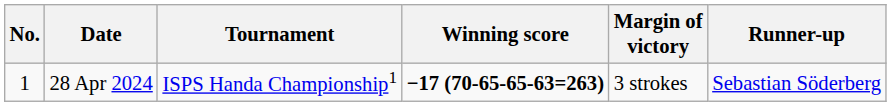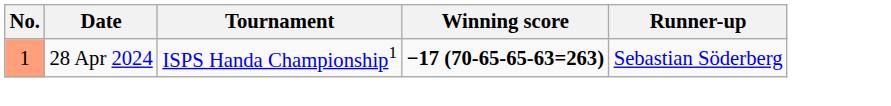- column: (658, 33)
(25, 82) no background -> (25, 57) lightsalmon background
